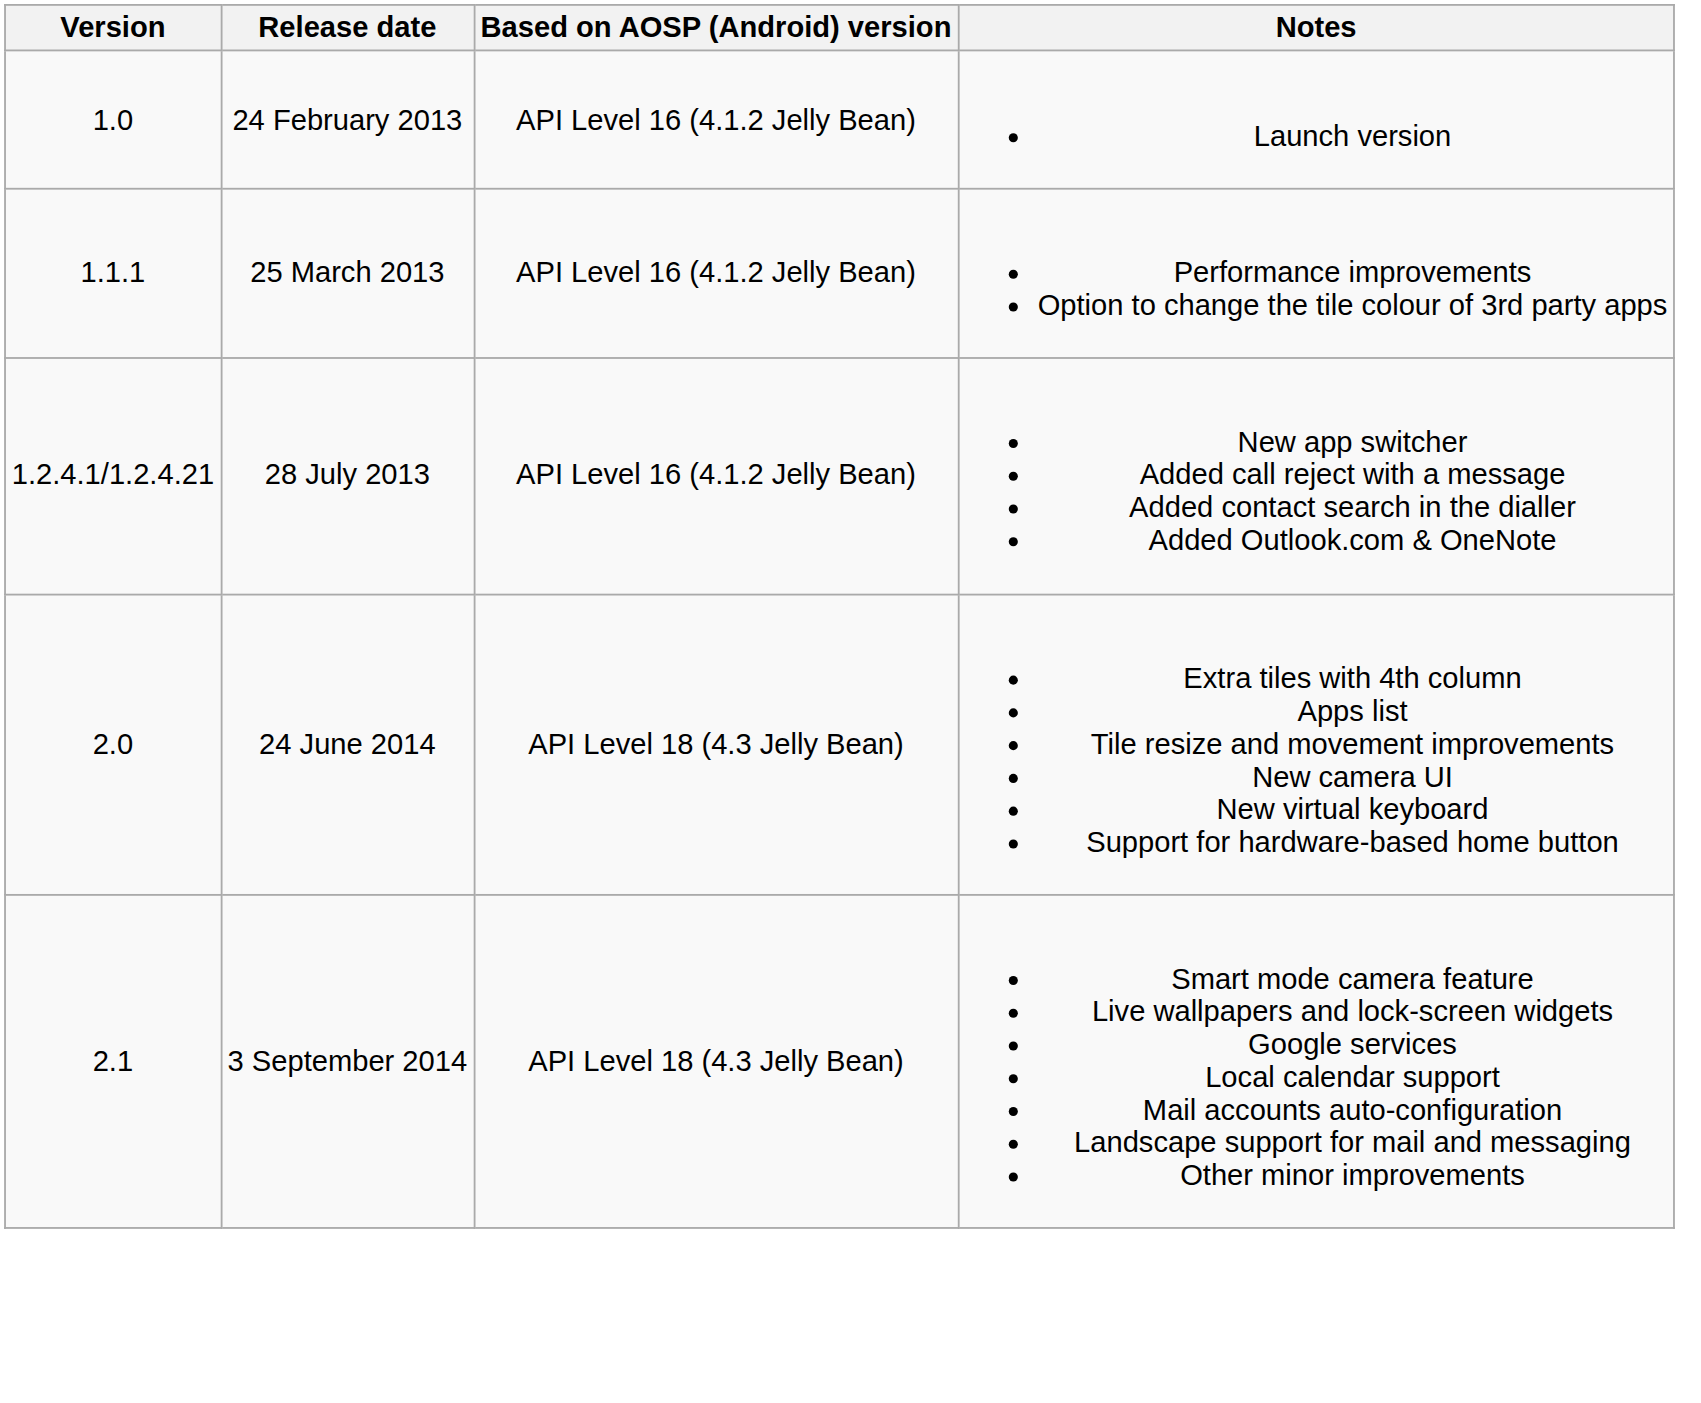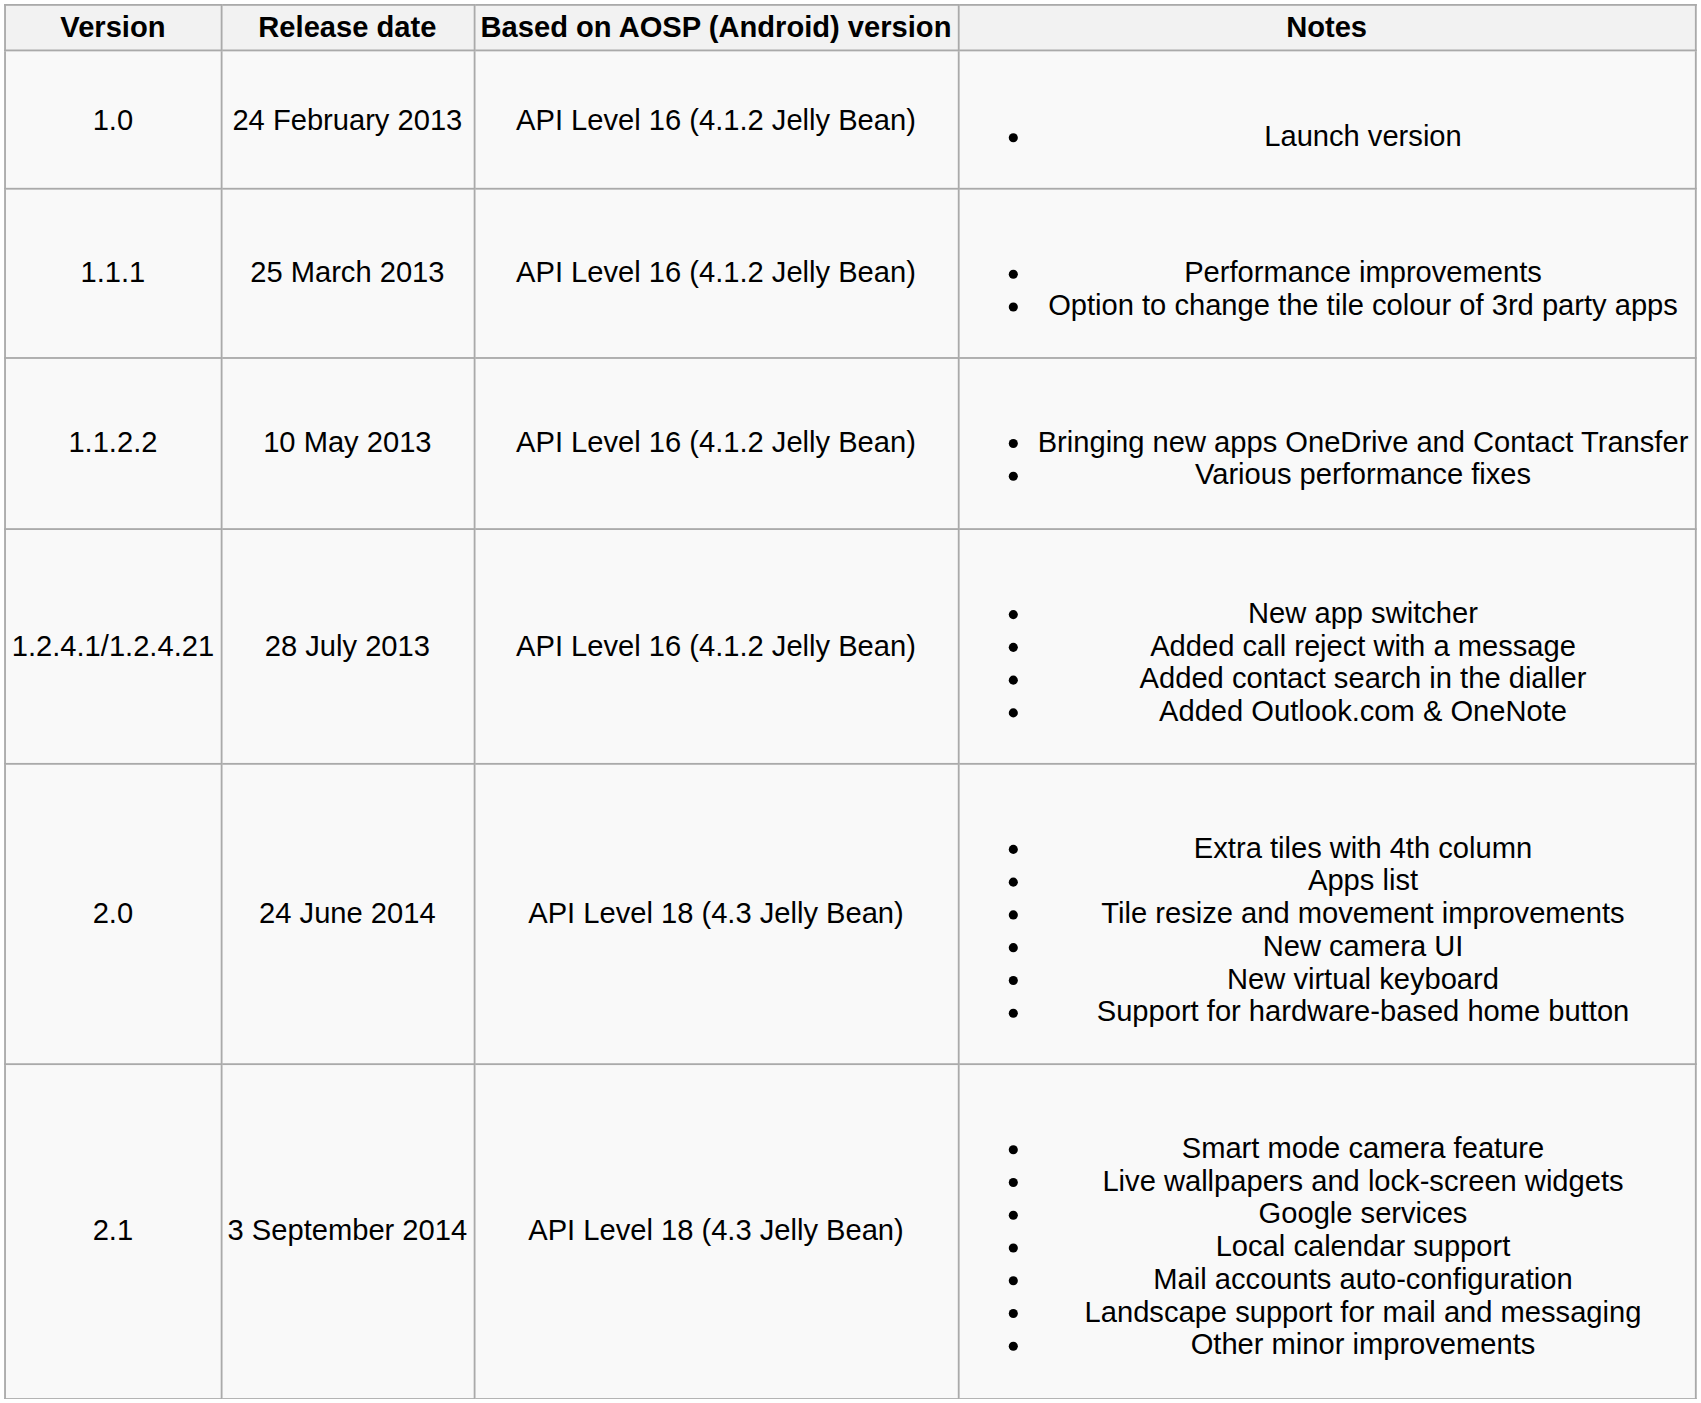+ row: (347, 442)
